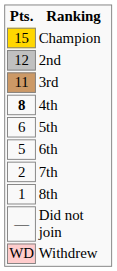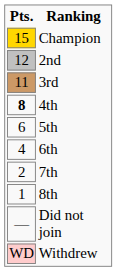(22, 149) 5 -> (22, 149) 4
